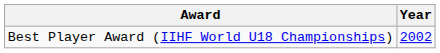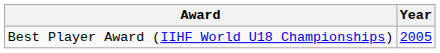(416, 37) 2002 -> (416, 37) 2005
